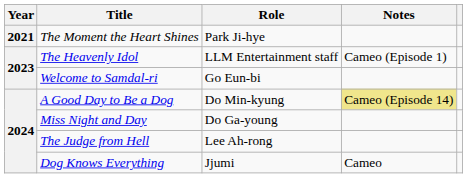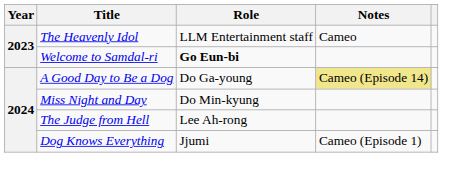- row: (119, 36)
(396, 57) Cameo (Episode 1) -> (338, 36) Cameo
(233, 78) normal -> (209, 57) bold
(245, 99) Do Min-kyung -> (216, 78) Do Ga-young
(241, 120) Do Ga-young -> (219, 99) Do Min-kyung
(363, 162) Cameo -> (370, 141) Cameo (Episode 1)
